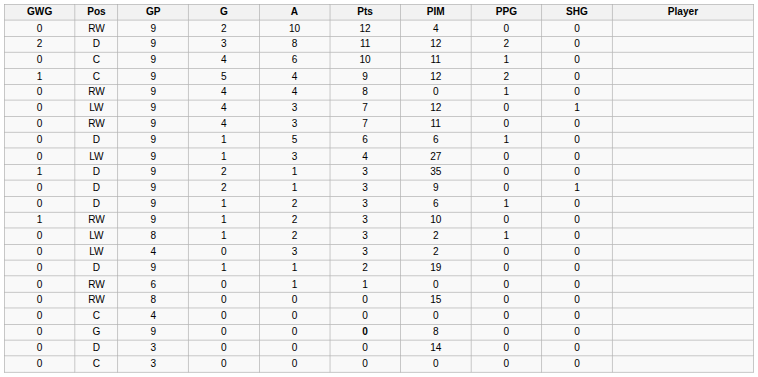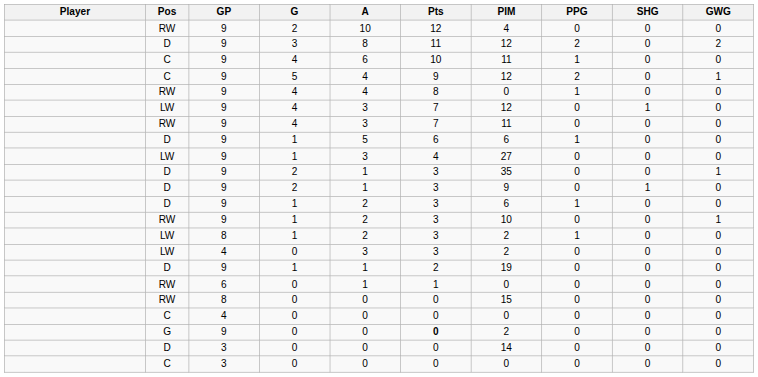columns swapped: (683, 12) <-> (40, 12)
(436, 332) 8 -> (506, 332) 2
